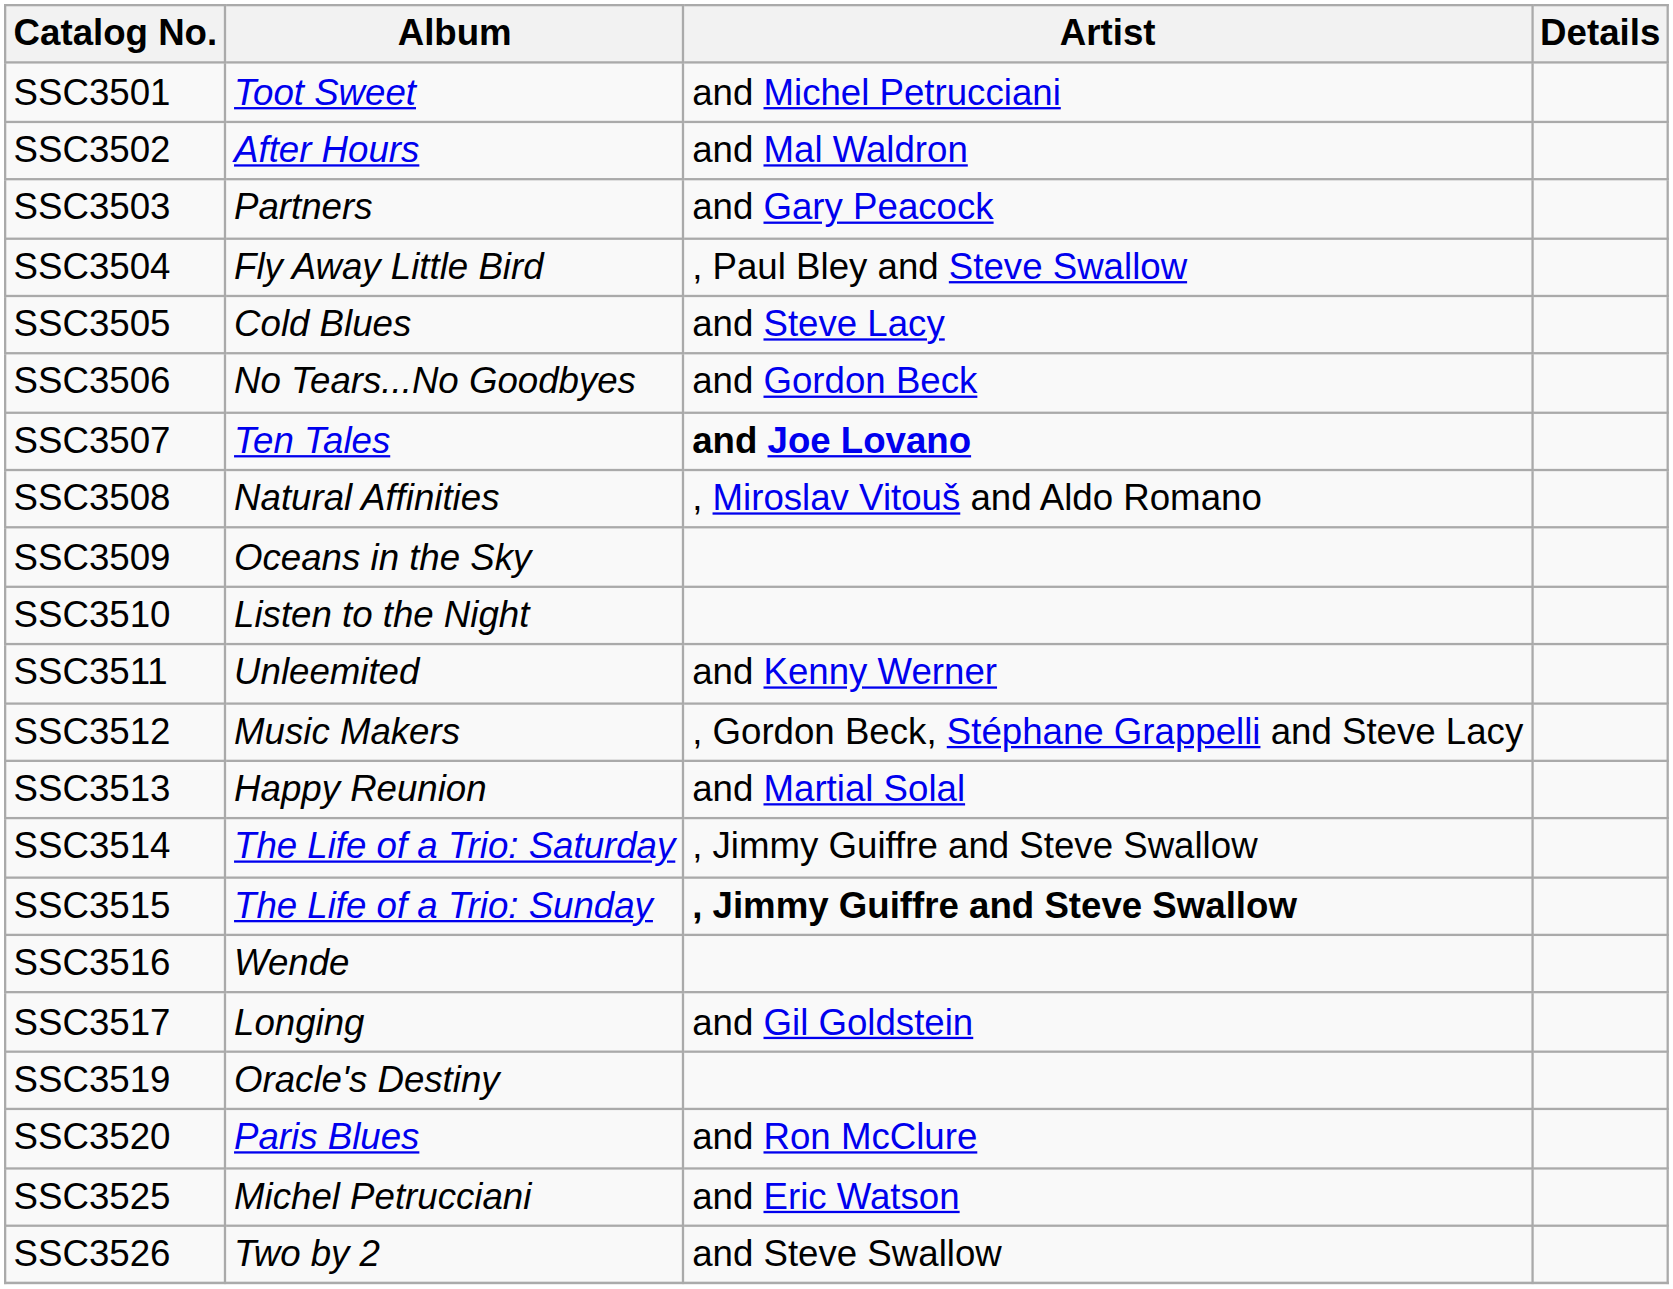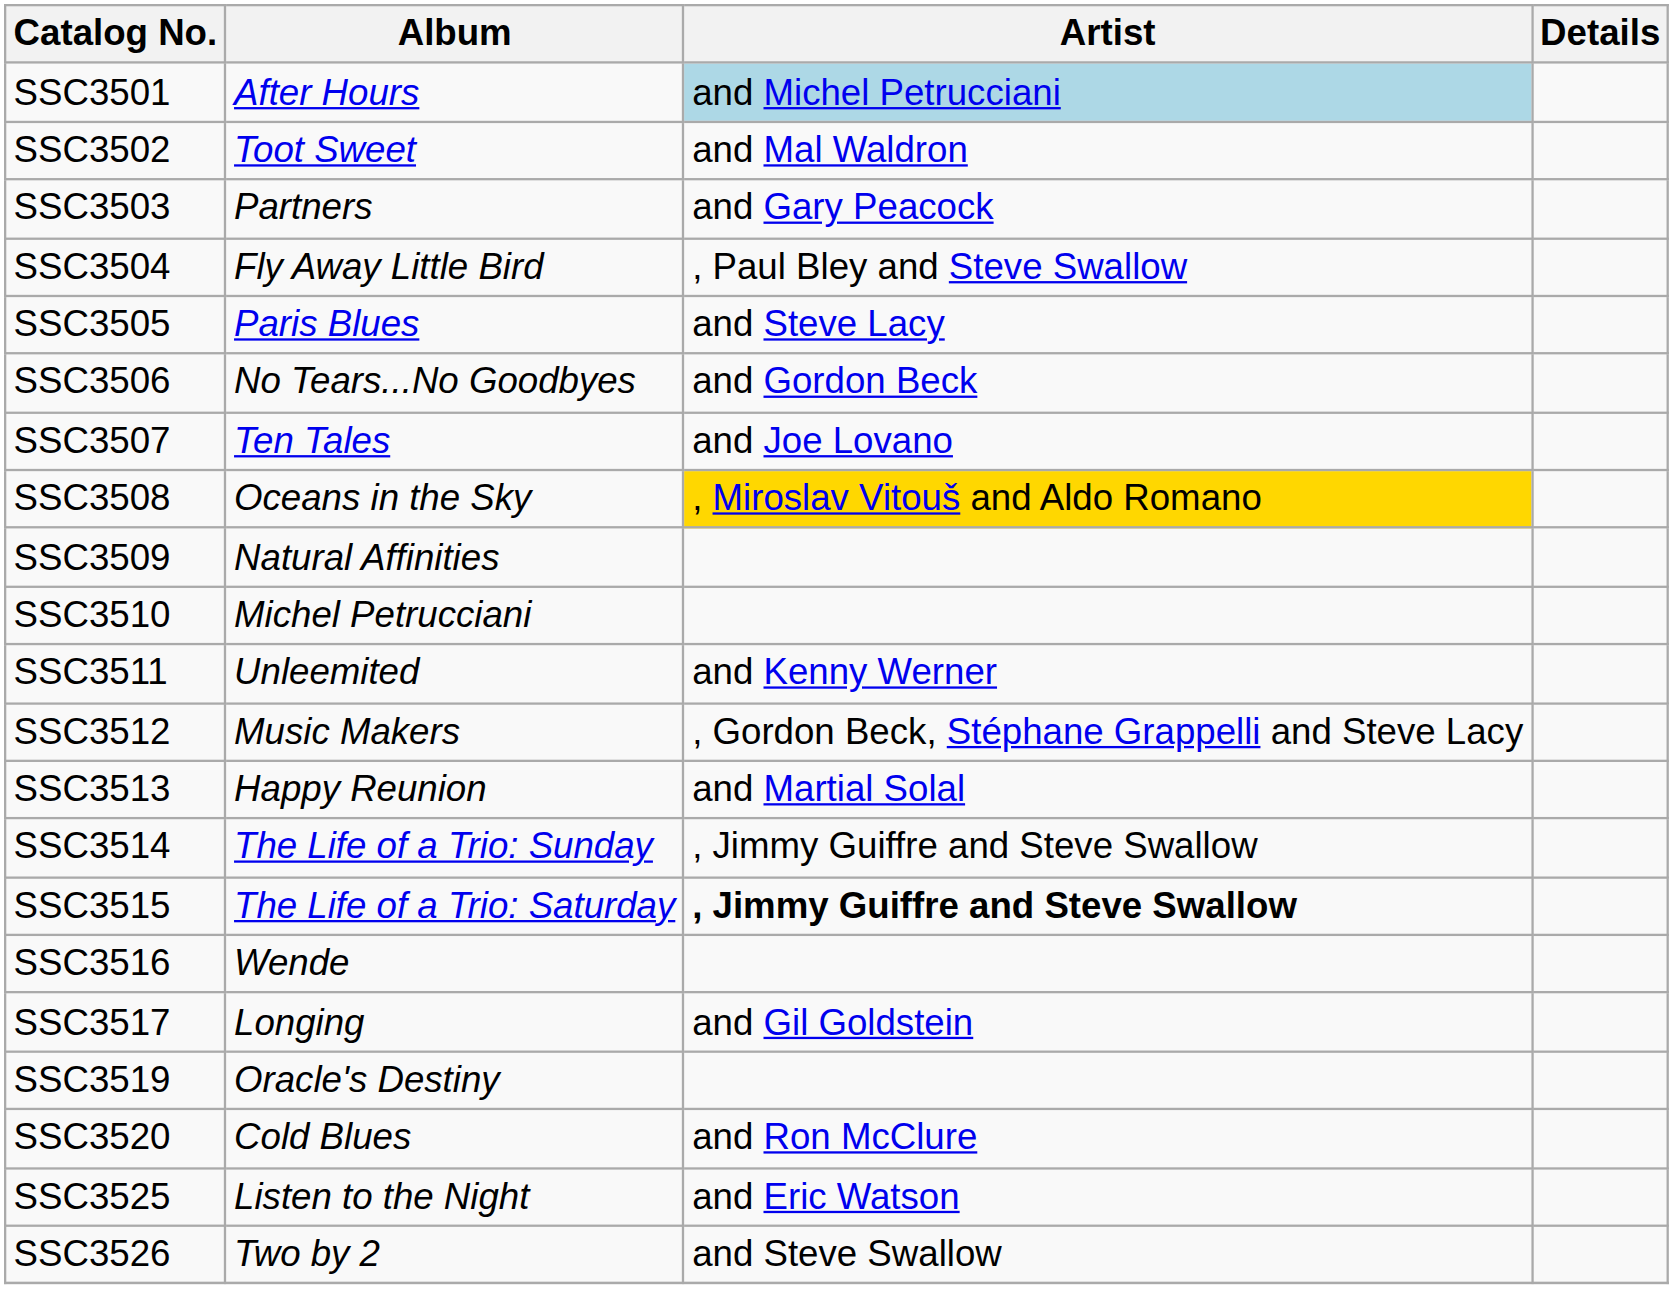(325, 91) Toot Sweet -> (327, 91) After Hours
(876, 91) no background -> (876, 91) lightblue background
(327, 149) After Hours -> (325, 149) Toot Sweet
(323, 324) Cold Blues -> (327, 324) Paris Blues
(832, 440) bold -> (823, 440) normal
(367, 498) Natural Affinities -> (383, 498) Oceans in the Sky
(977, 498) no background -> (977, 498) gold background
(383, 556) Oceans in the Sky -> (367, 556) Natural Affinities
(382, 614) Listen to the Night -> (383, 614) Michel Petrucciani
(455, 847) The Life of a Trio: Saturday -> (443, 847) The Life of a Trio: Sunday
(443, 905) The Life of a Trio: Sunday -> (455, 905) The Life of a Trio: Saturday
(327, 1137) Paris Blues -> (323, 1137) Cold Blues
(383, 1195) Michel Petrucciani -> (382, 1195) Listen to the Night
